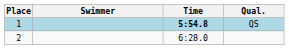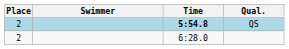(19, 24) 1 -> (19, 24) 2
